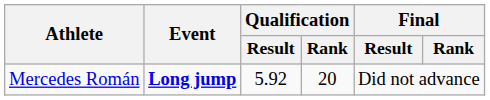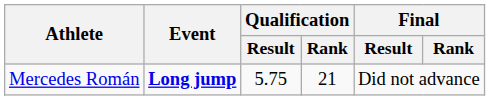(271, 79) 5.92 -> (271, 79) 5.75
(327, 79) 20 -> (327, 79) 21
